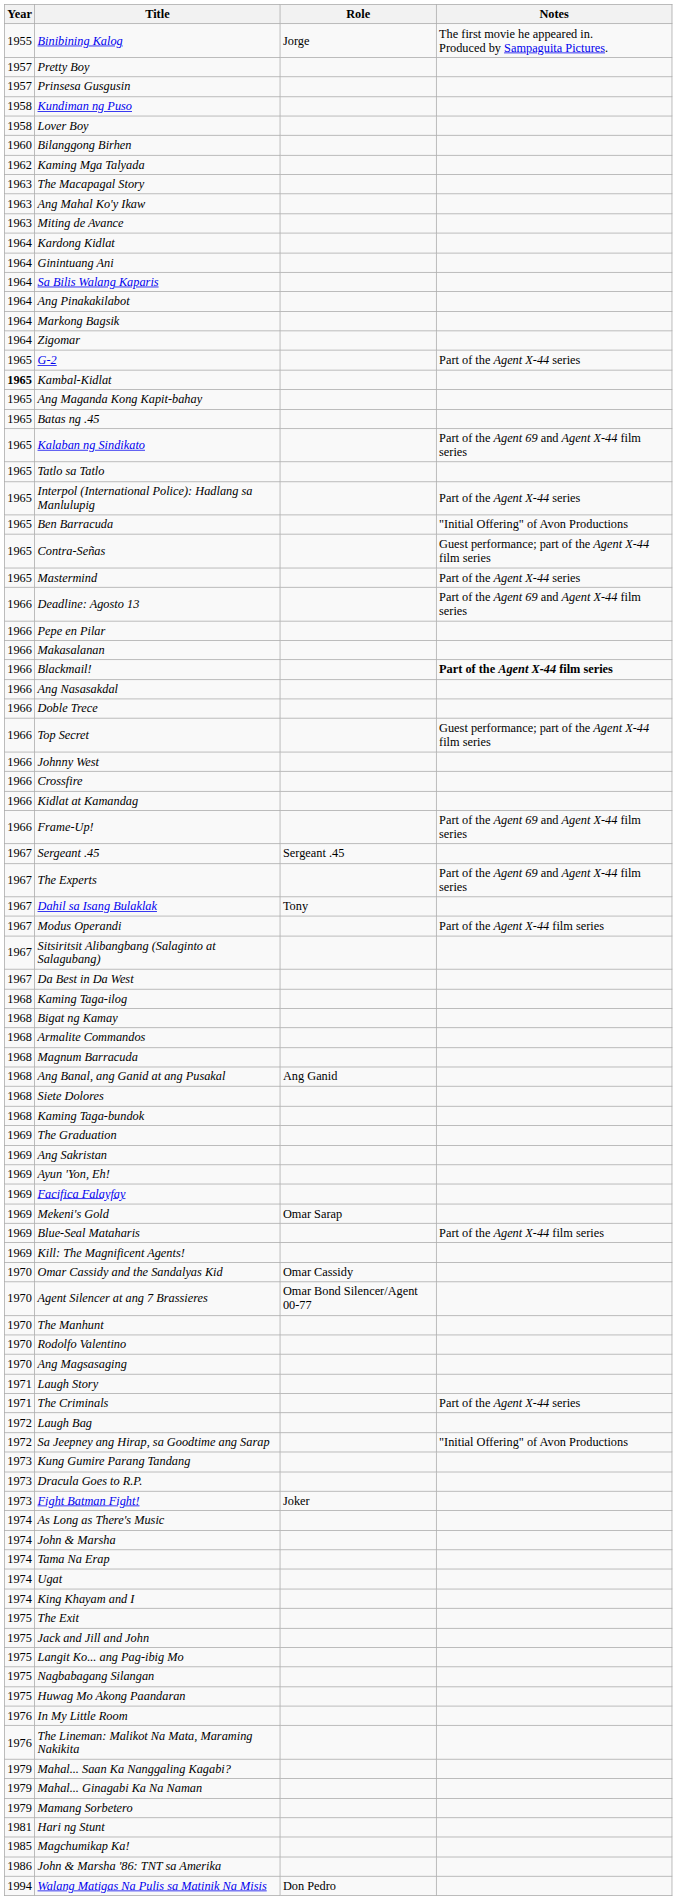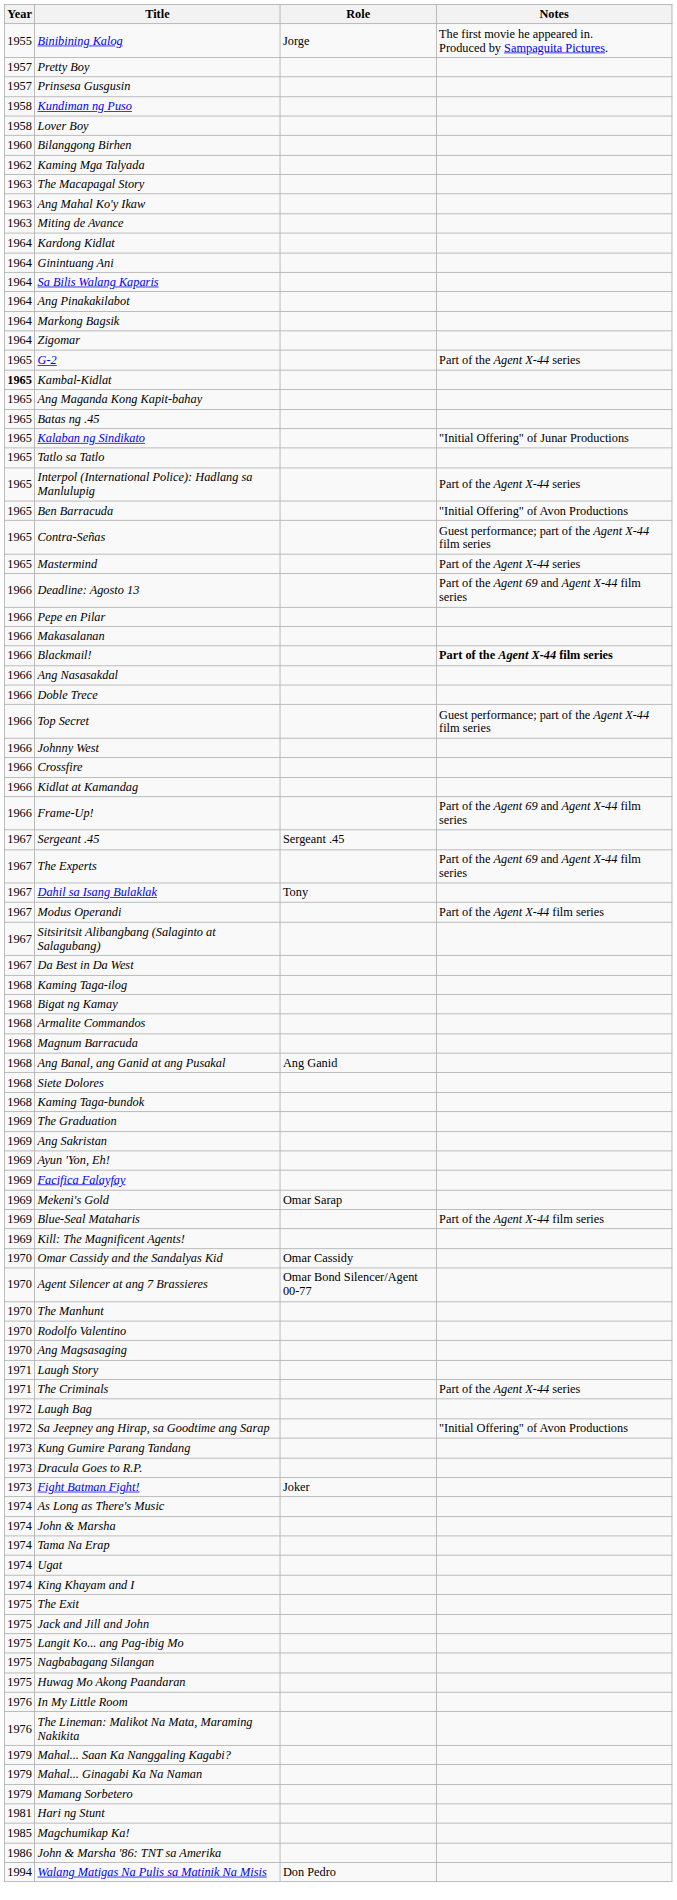(540, 445) Part of the Agent 69 and Agent X-44 film series -> (534, 438) "Initial Offering" of Junar Productions
